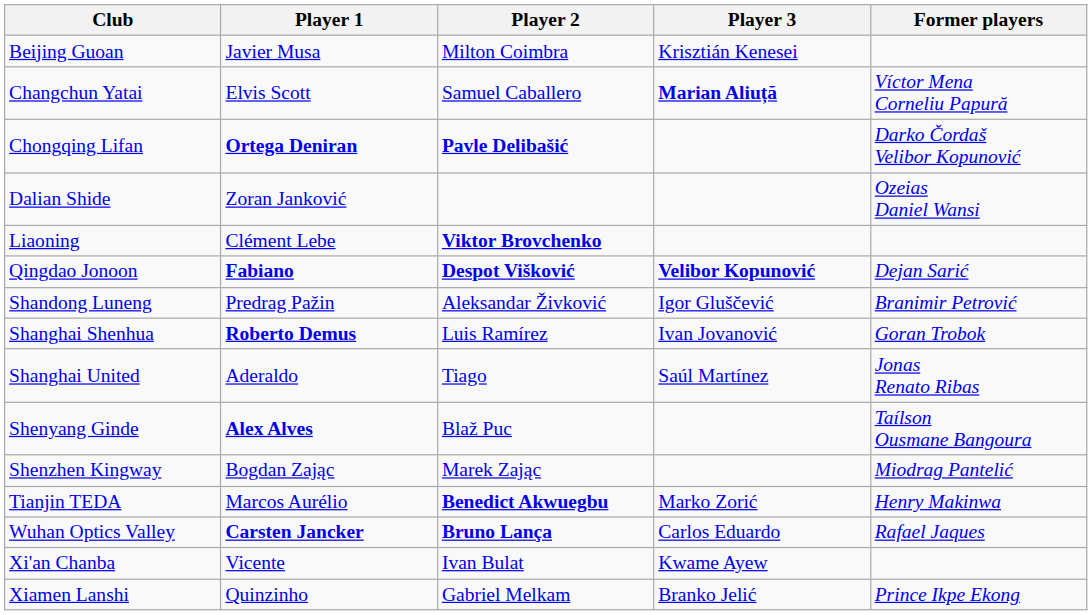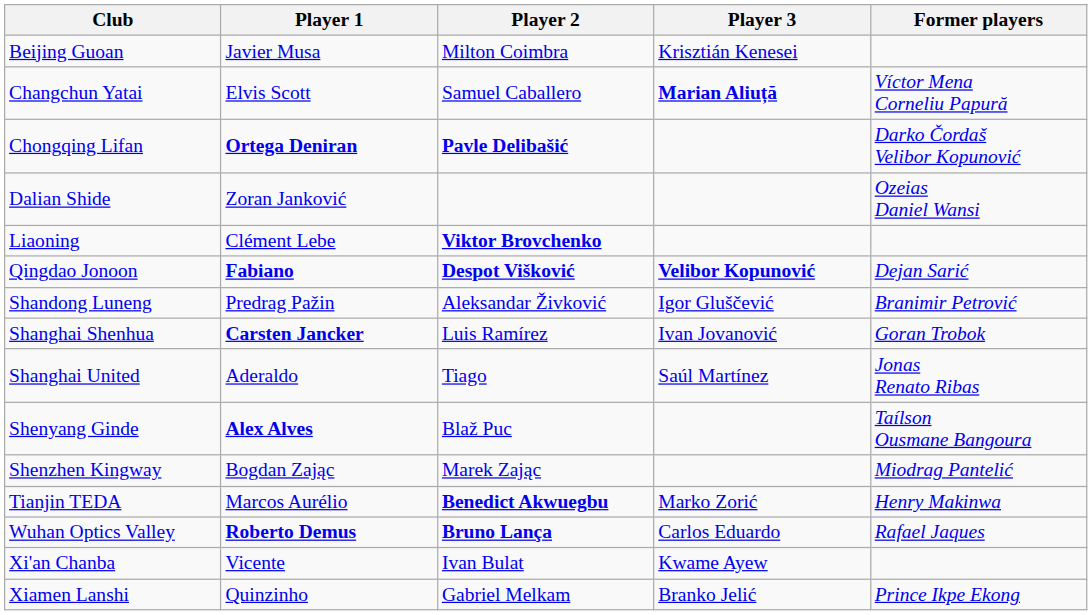(291, 333) Roberto Demus -> (295, 333) Carsten Jancker
(295, 532) Carsten Jancker -> (291, 532) Roberto Demus
